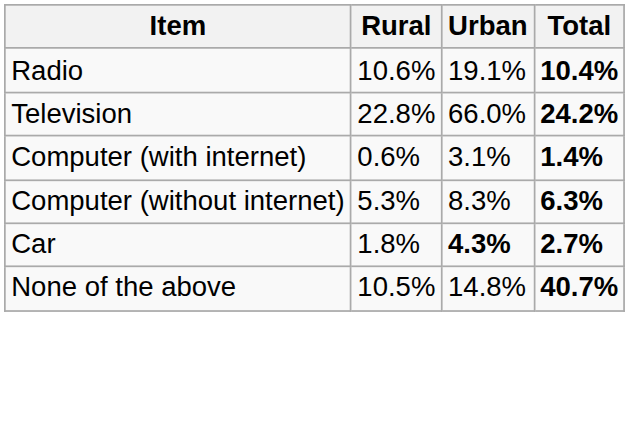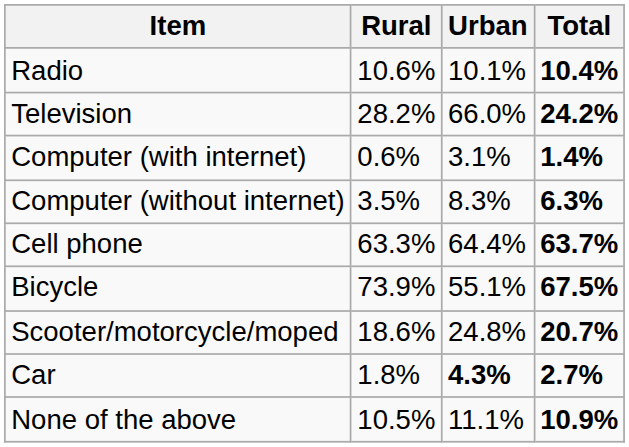(487, 69) 19.1% -> (487, 69) 10.1%
(396, 113) 22.8% -> (396, 113) 28.2%
(389, 200) 5.3% -> (389, 200) 3.5%
+ row: (77, 244)
+ row: (55, 288)
+ row: (175, 331)
(487, 288) 14.8% -> (486, 419) 11.1%
(579, 288) 40.7% -> (579, 419) 10.9%
